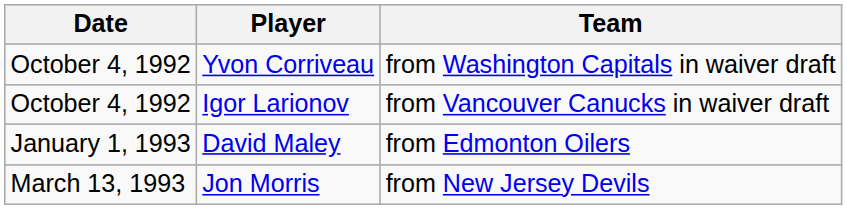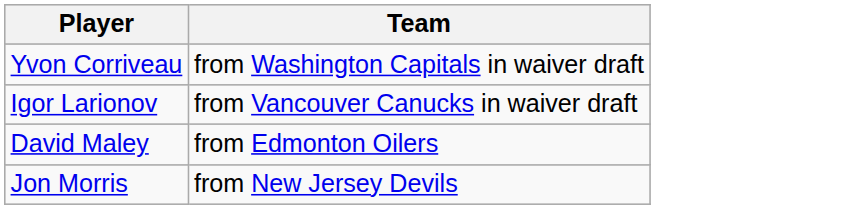- column: (101, 24)
